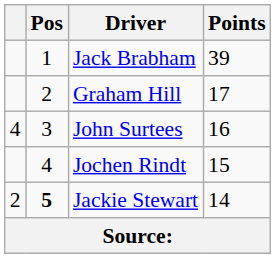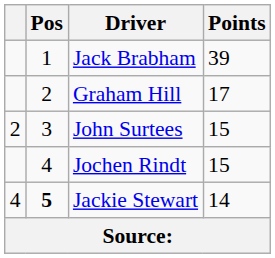(15, 129) 4 -> (15, 129) 2
(219, 129) 16 -> (219, 129) 15
(15, 200) 2 -> (15, 200) 4
